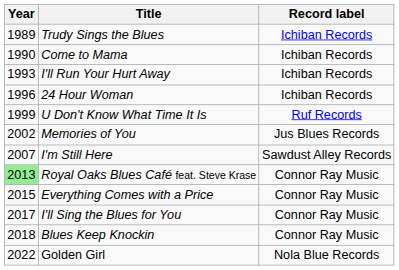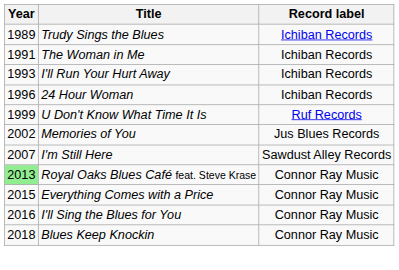- row: (84, 54)
+ row: (93, 54)
(21, 214) 2017 -> (21, 214) 2016
- row: (73, 255)
